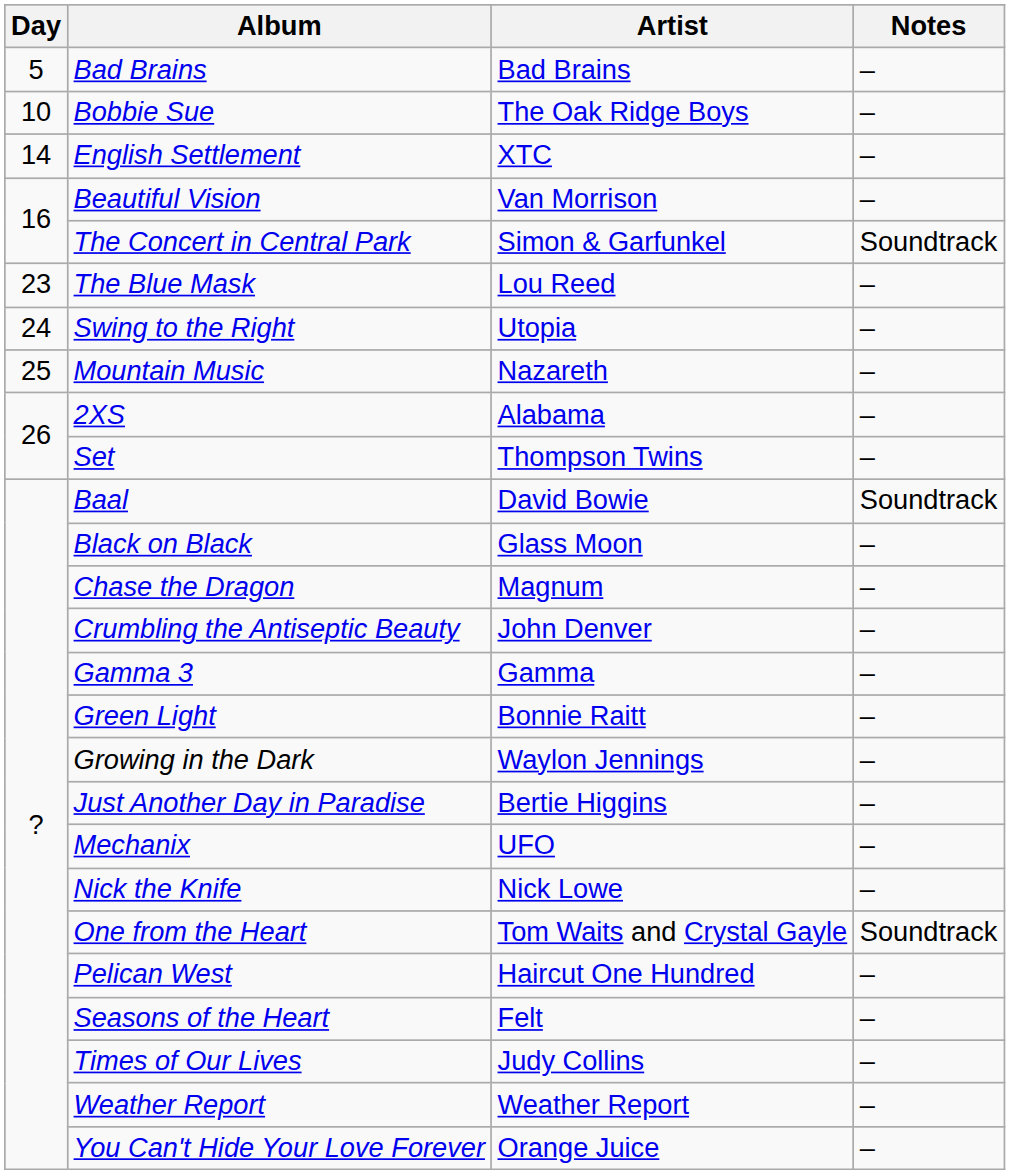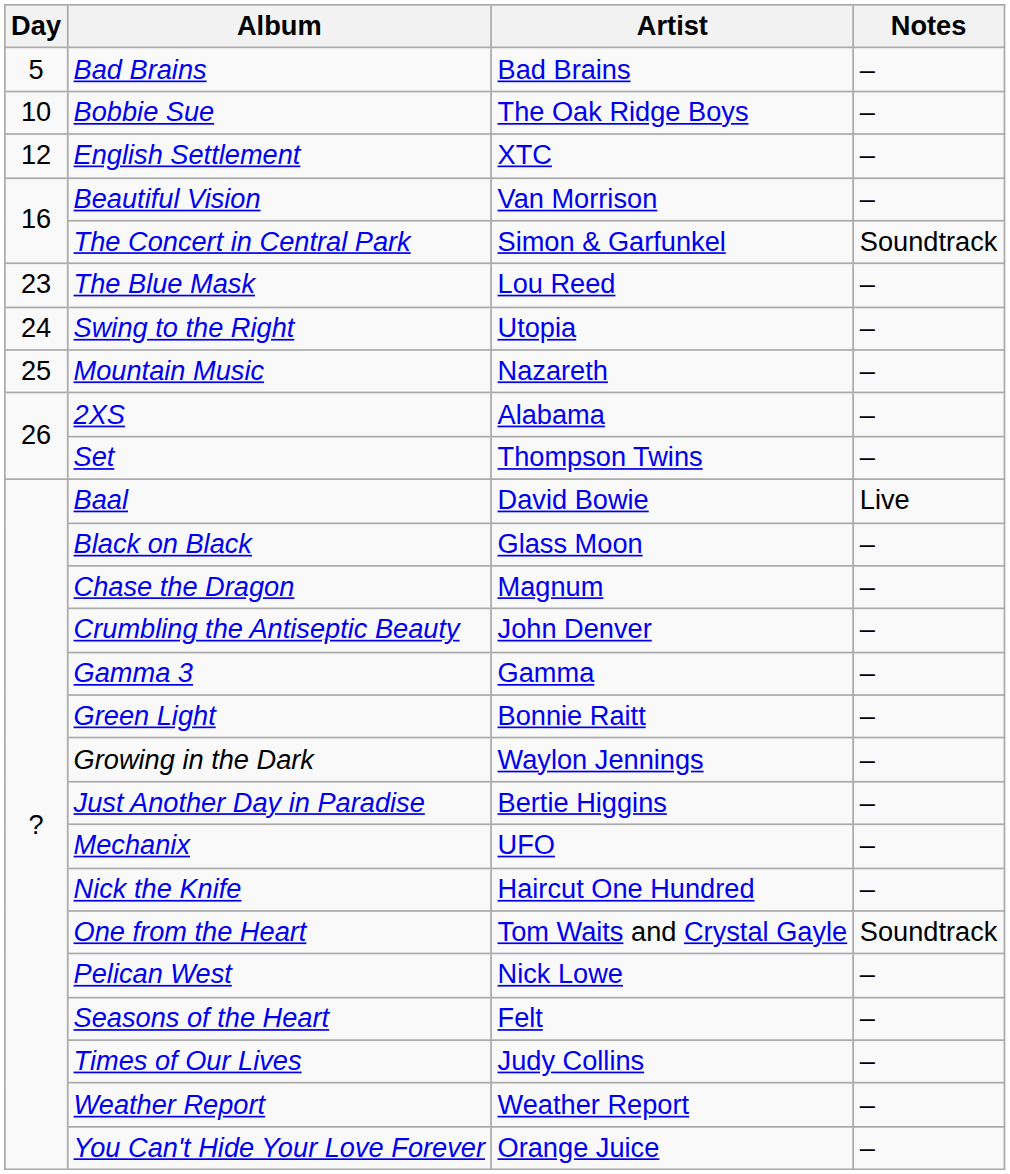(36, 155) 14 -> (36, 155) 12
(929, 500) Soundtrack -> (885, 500) Live
(560, 888) Nick Lowe -> (626, 888) Haircut One Hundred
(626, 975) Haircut One Hundred -> (560, 975) Nick Lowe
